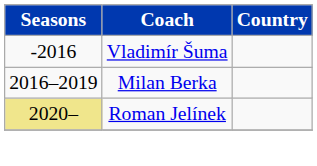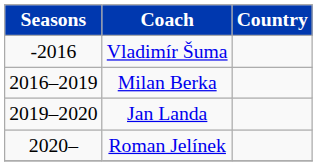+ row: (167, 113)
(53, 113) khaki background -> (53, 144) no background
